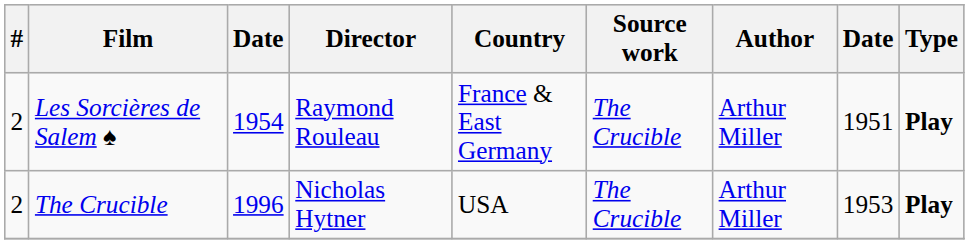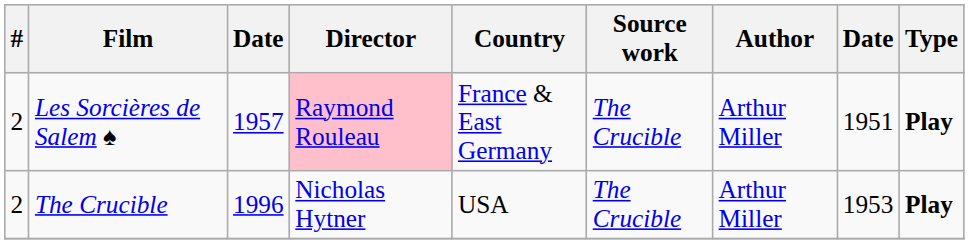(258, 121) 1954 -> (258, 121) 1957
(344, 121) no background -> (344, 121) pink background
